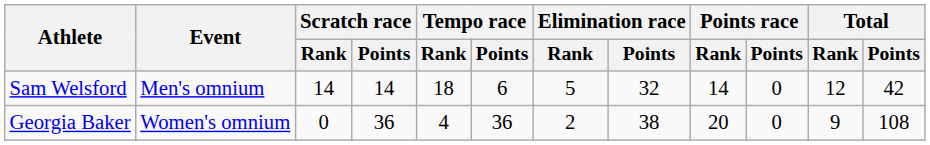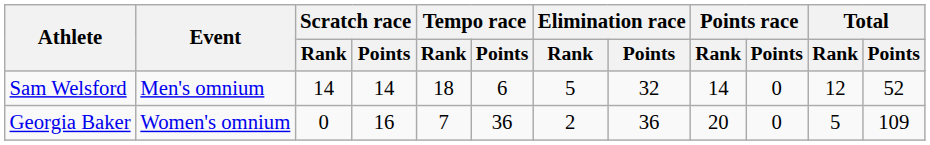(894, 88) 42 -> (894, 88) 52
(384, 122) 36 -> (384, 122) 16
(444, 122) 4 -> (444, 122) 7
(649, 122) 38 -> (649, 122) 36
(835, 122) 9 -> (835, 122) 5
(894, 122) 108 -> (894, 122) 109
